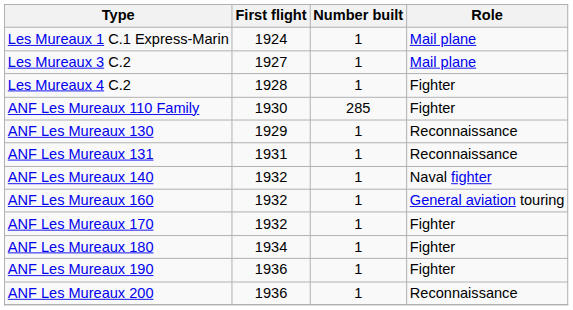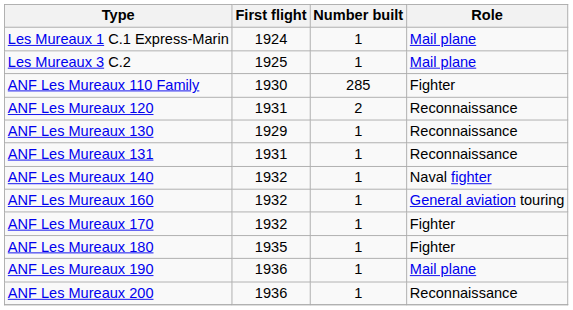(271, 62) 1927 -> (271, 62) 1925
- row: (69, 85)
+ row: (81, 108)
(271, 246) 1934 -> (271, 246) 1935
(432, 270) Fighter -> (443, 270) Mail plane
